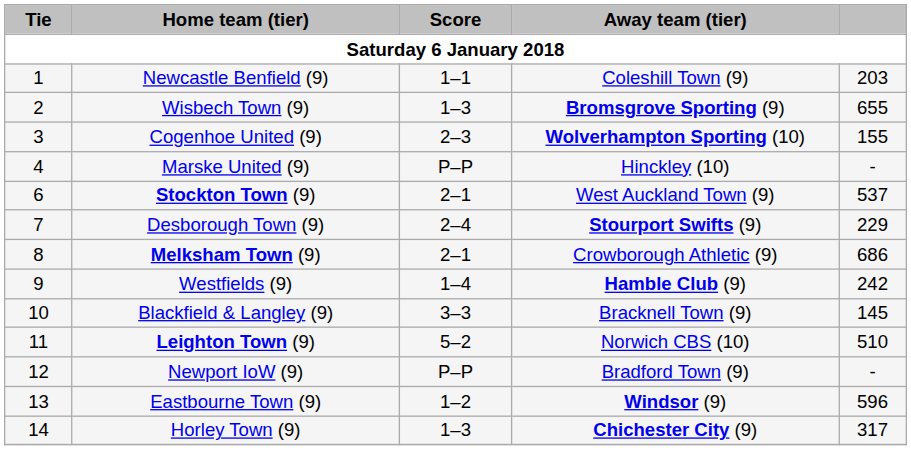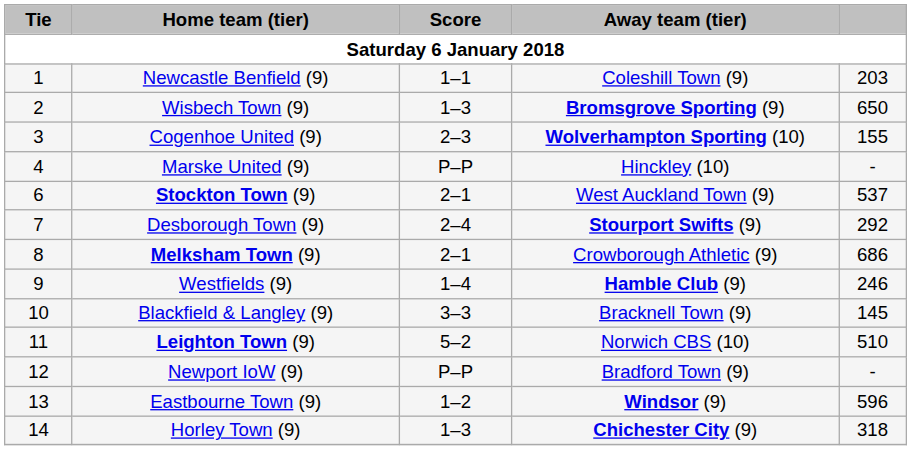(873, 108) 655 -> (873, 108) 650
(873, 225) 229 -> (873, 225) 292
(873, 284) 242 -> (873, 284) 246
(873, 431) 317 -> (873, 431) 318
